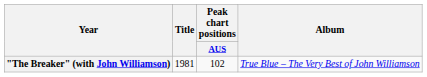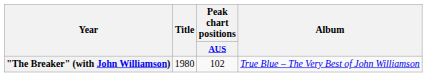(185, 64) 1981 -> (185, 64) 1980
